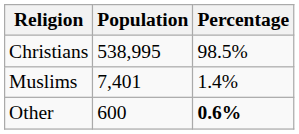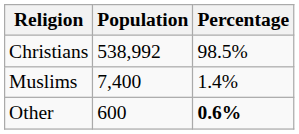(129, 50) 538,995 -> (129, 50) 538,992
(119, 81) 7,401 -> (119, 81) 7,400
